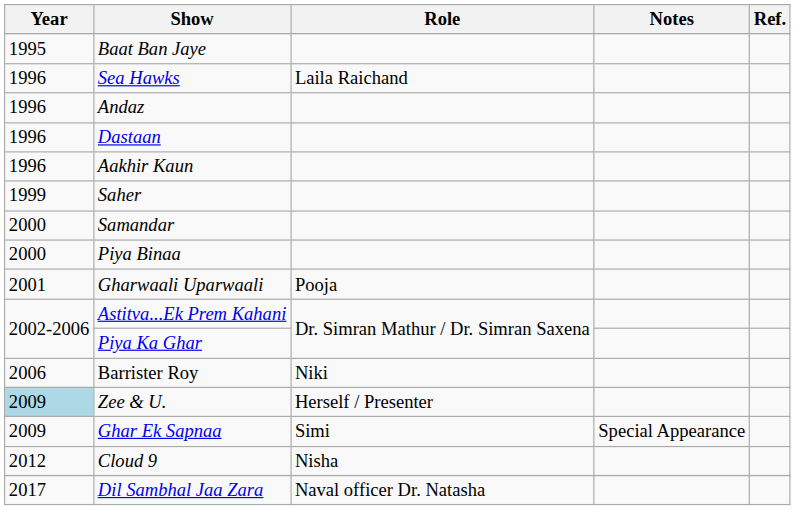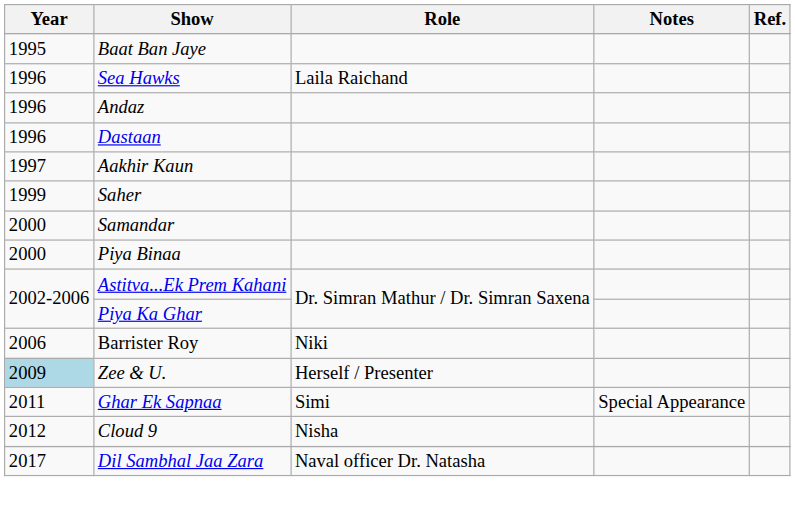(27, 166) 1996 -> (27, 166) 1997
- row: (181, 284)
(27, 431) 2009 -> (27, 401) 2011
